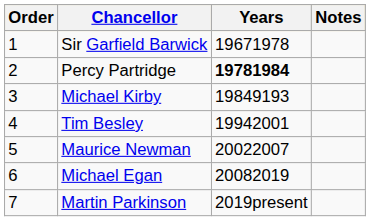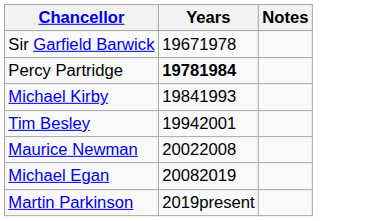- column: (31, 17)
(252, 96) 19849193 -> (199, 96) 19841993
(252, 149) 20022007 -> (199, 149) 20022008
